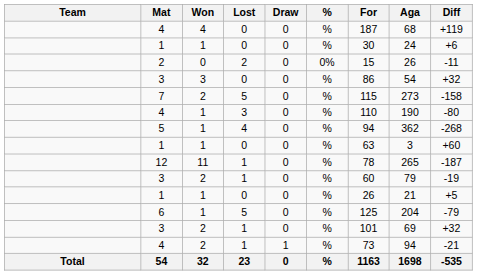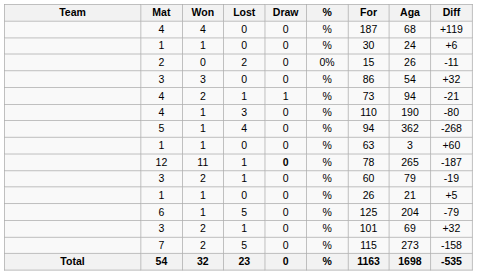rows swapped: (161, 246) <-> (161, 96)
(286, 163) normal -> (286, 163) bold
